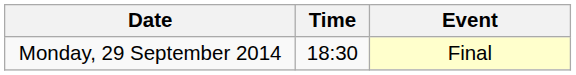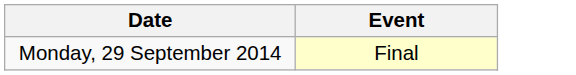- column: (332, 20)
